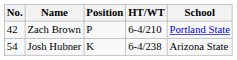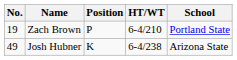(12, 30) 42 -> (12, 30) 19
(12, 47) 54 -> (12, 47) 49
